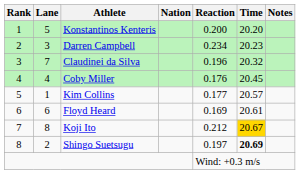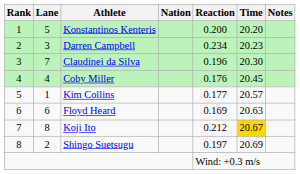(251, 62) 20.32 -> (251, 62) 20.30
(251, 111) 20.61 -> (251, 111) 20.63
(251, 144) bold -> (251, 144) normal
